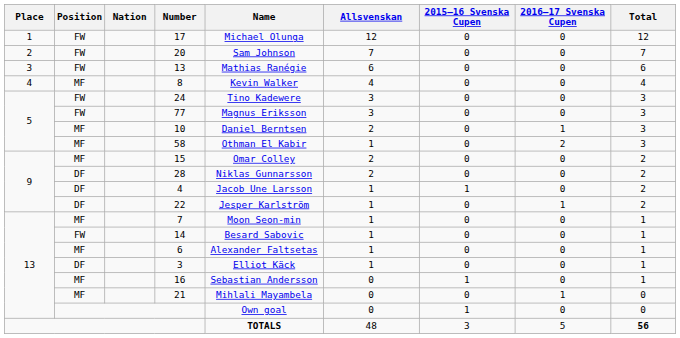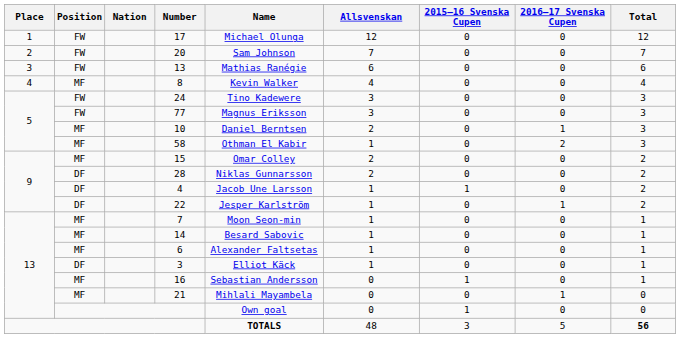(80, 235) FW -> (80, 235) MF
